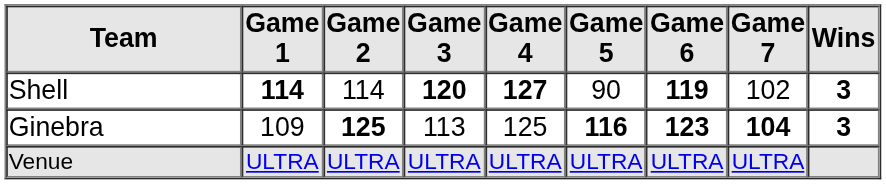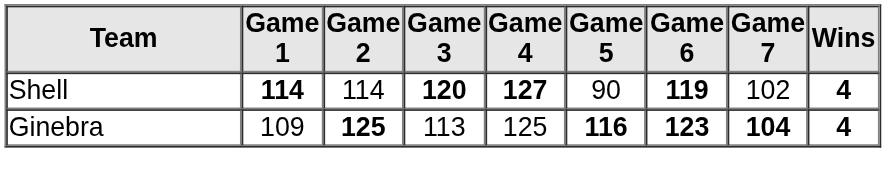(844, 90) 3 -> (844, 90) 4
(844, 127) 3 -> (844, 127) 4
- row: (41, 162)
